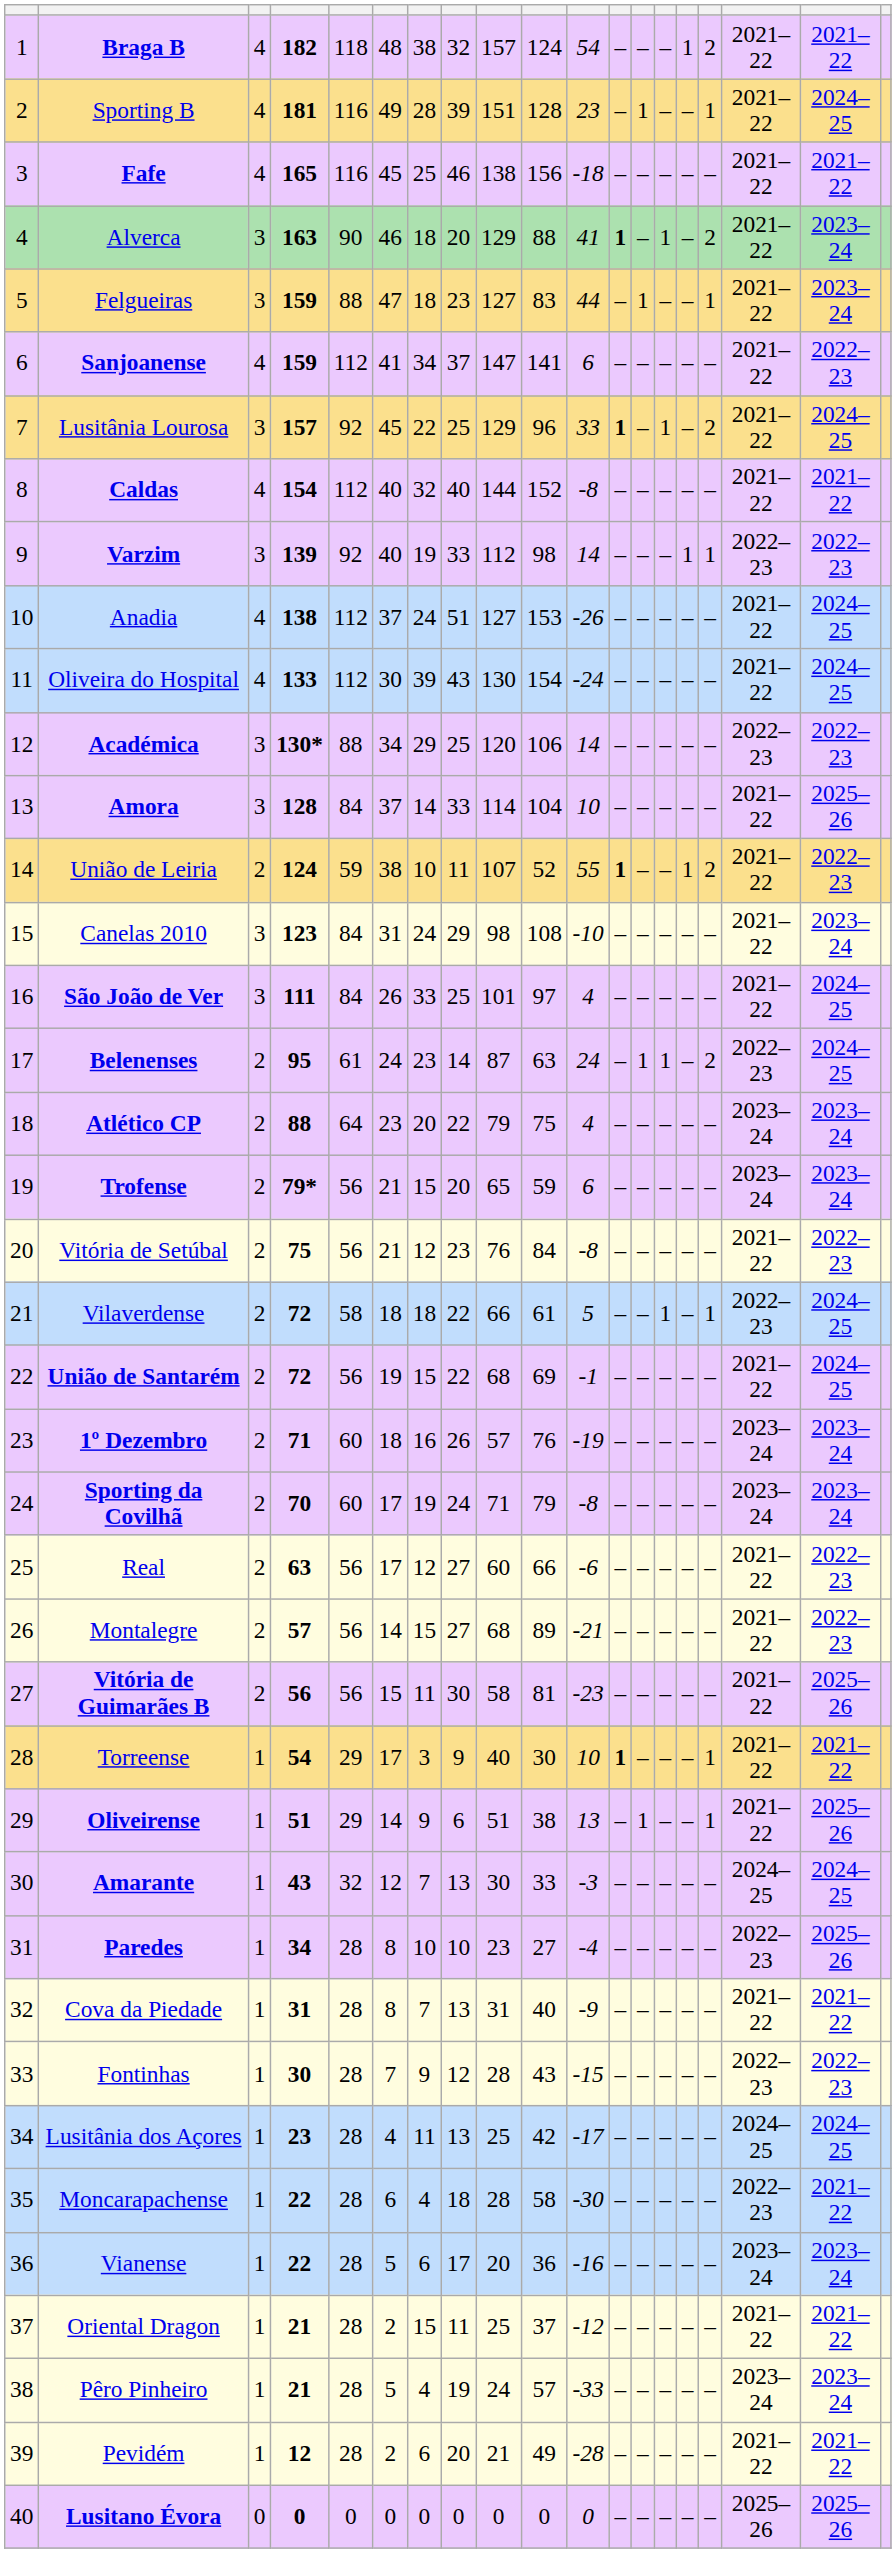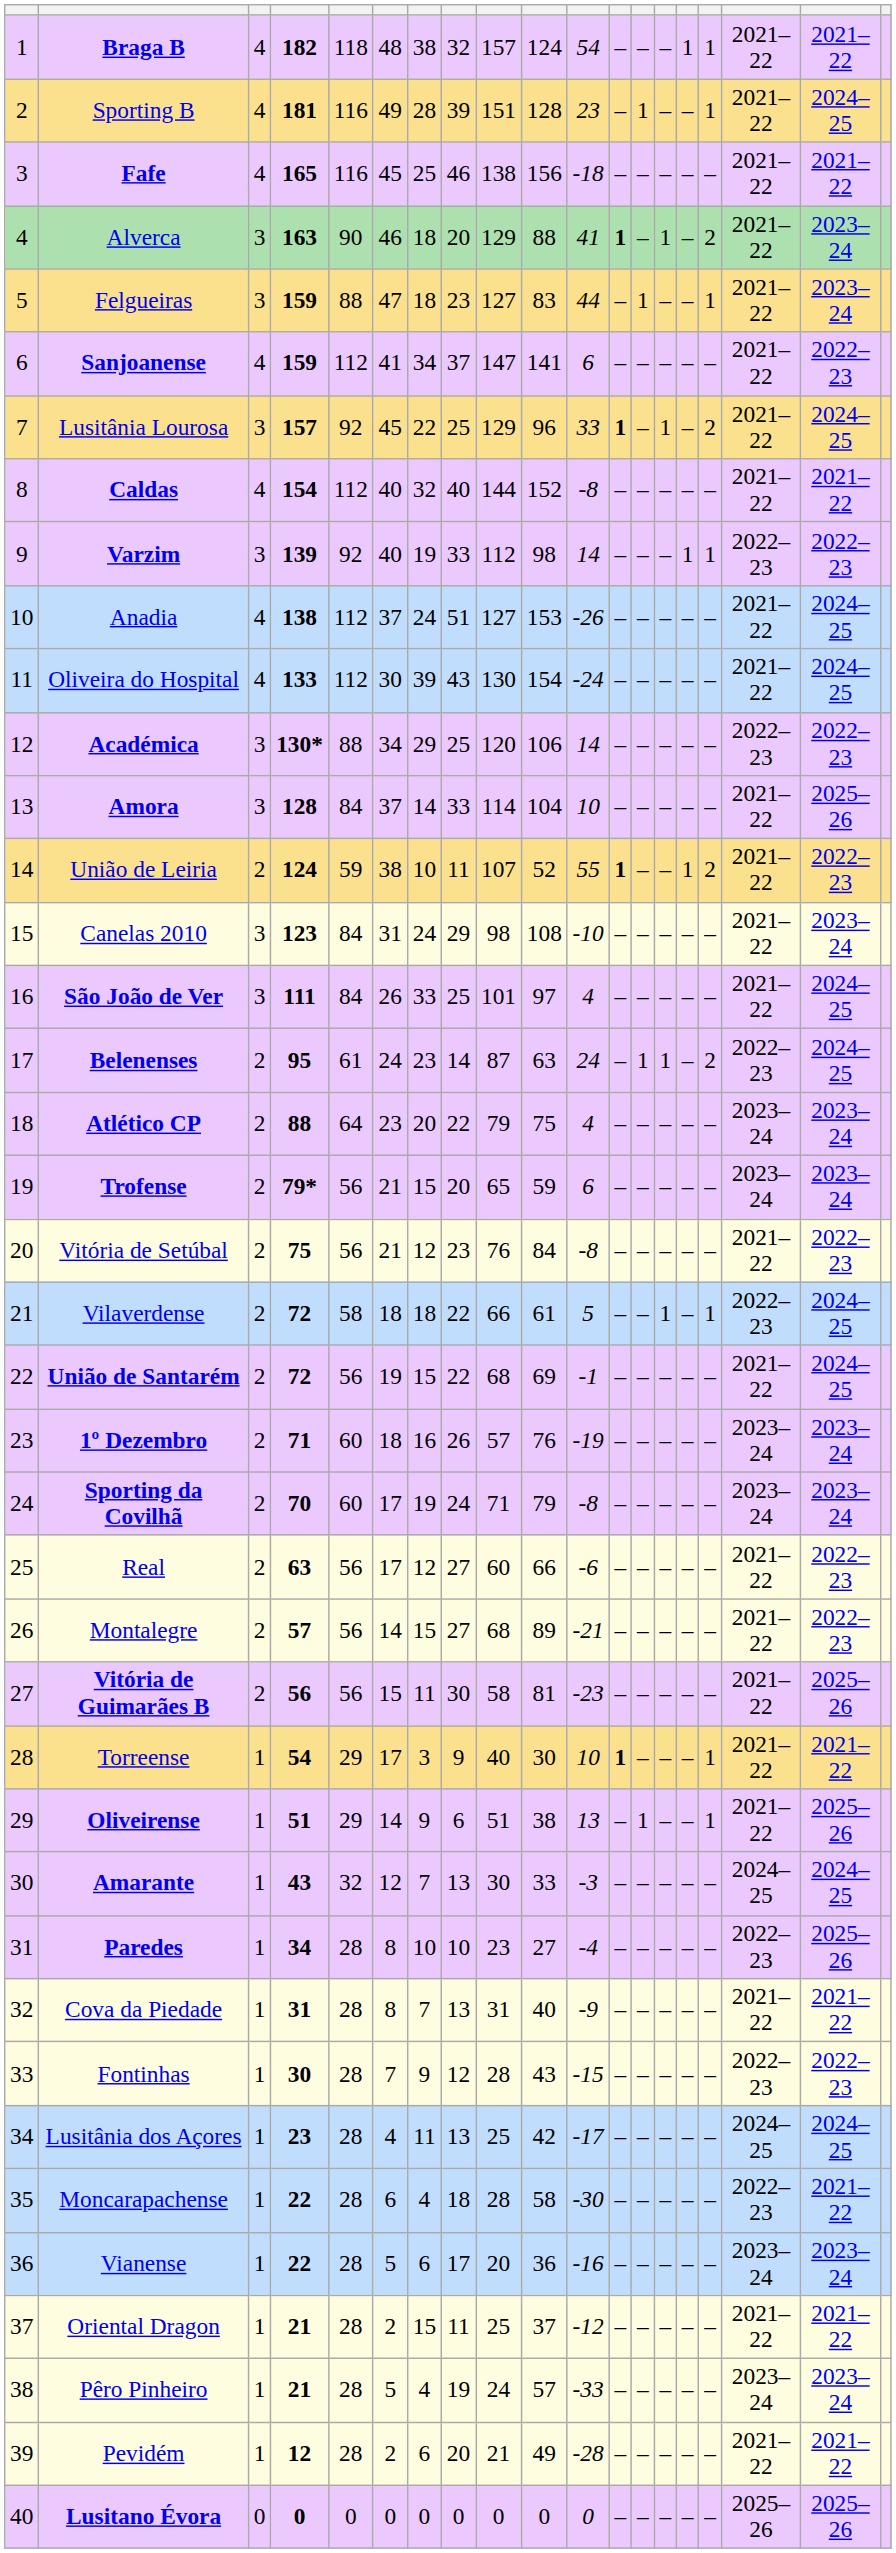(710, 46) 2 -> (710, 46) 1
